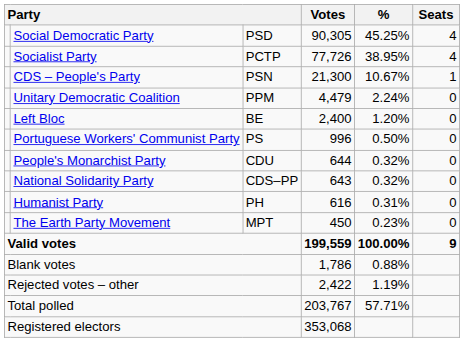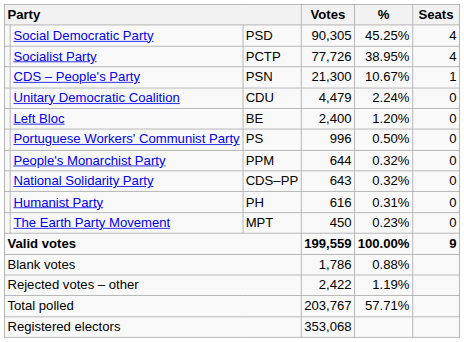(260, 98) PPM -> (260, 98) CDU
(260, 160) CDU -> (260, 160) PPM
